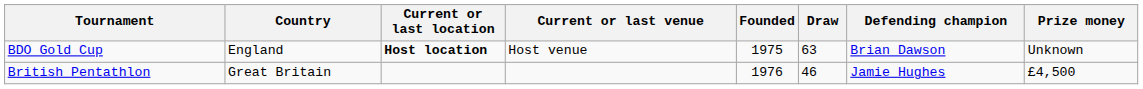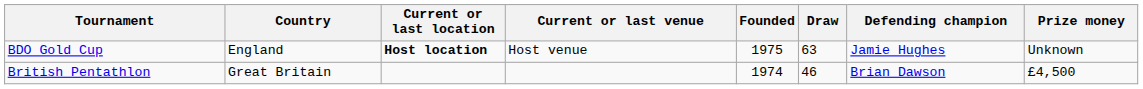(898, 52) Brian Dawson -> (898, 52) Jamie Hughes
(767, 73) 1976 -> (767, 73) 1974
(898, 73) Jamie Hughes -> (898, 73) Brian Dawson
